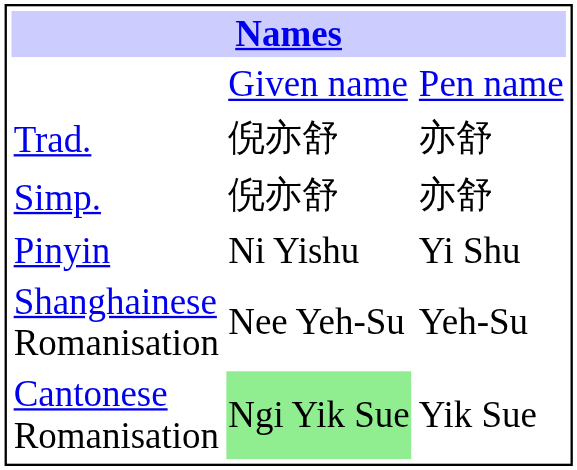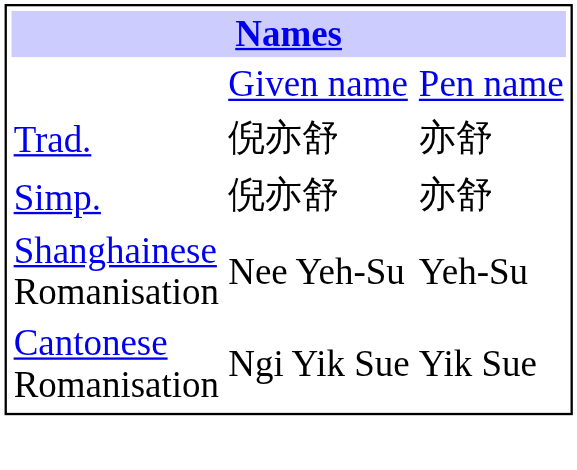- row: (62, 250)
(319, 414) lightgreen background -> (319, 363) no background
